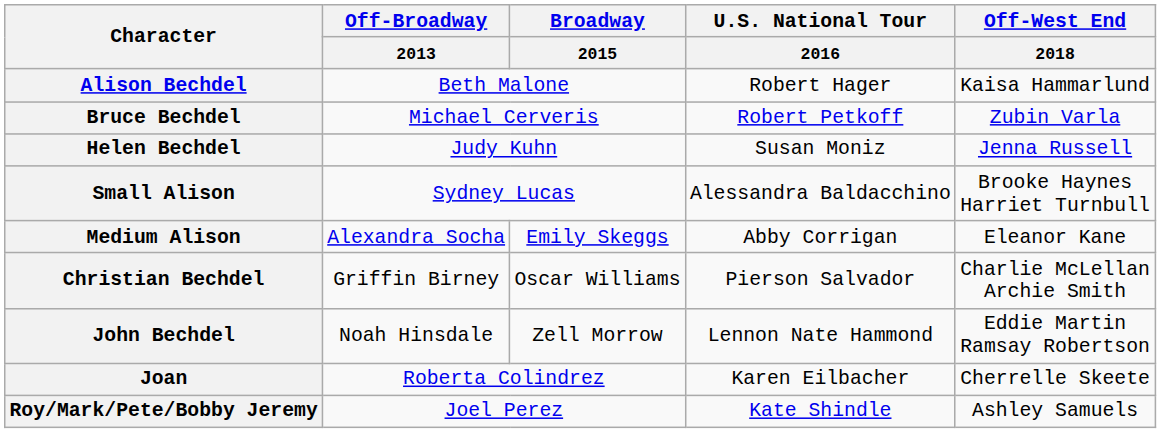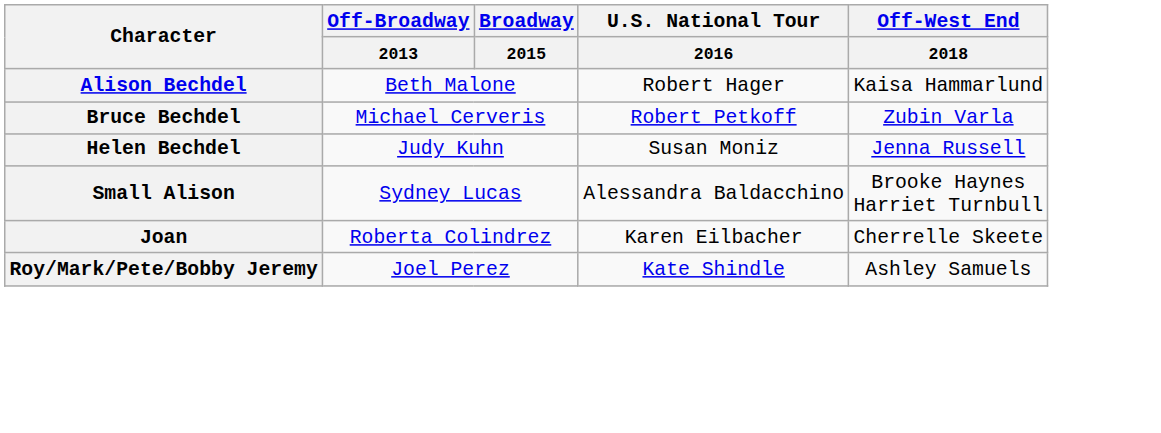- row: (164, 237)
- row: (164, 280)
- row: (164, 336)
